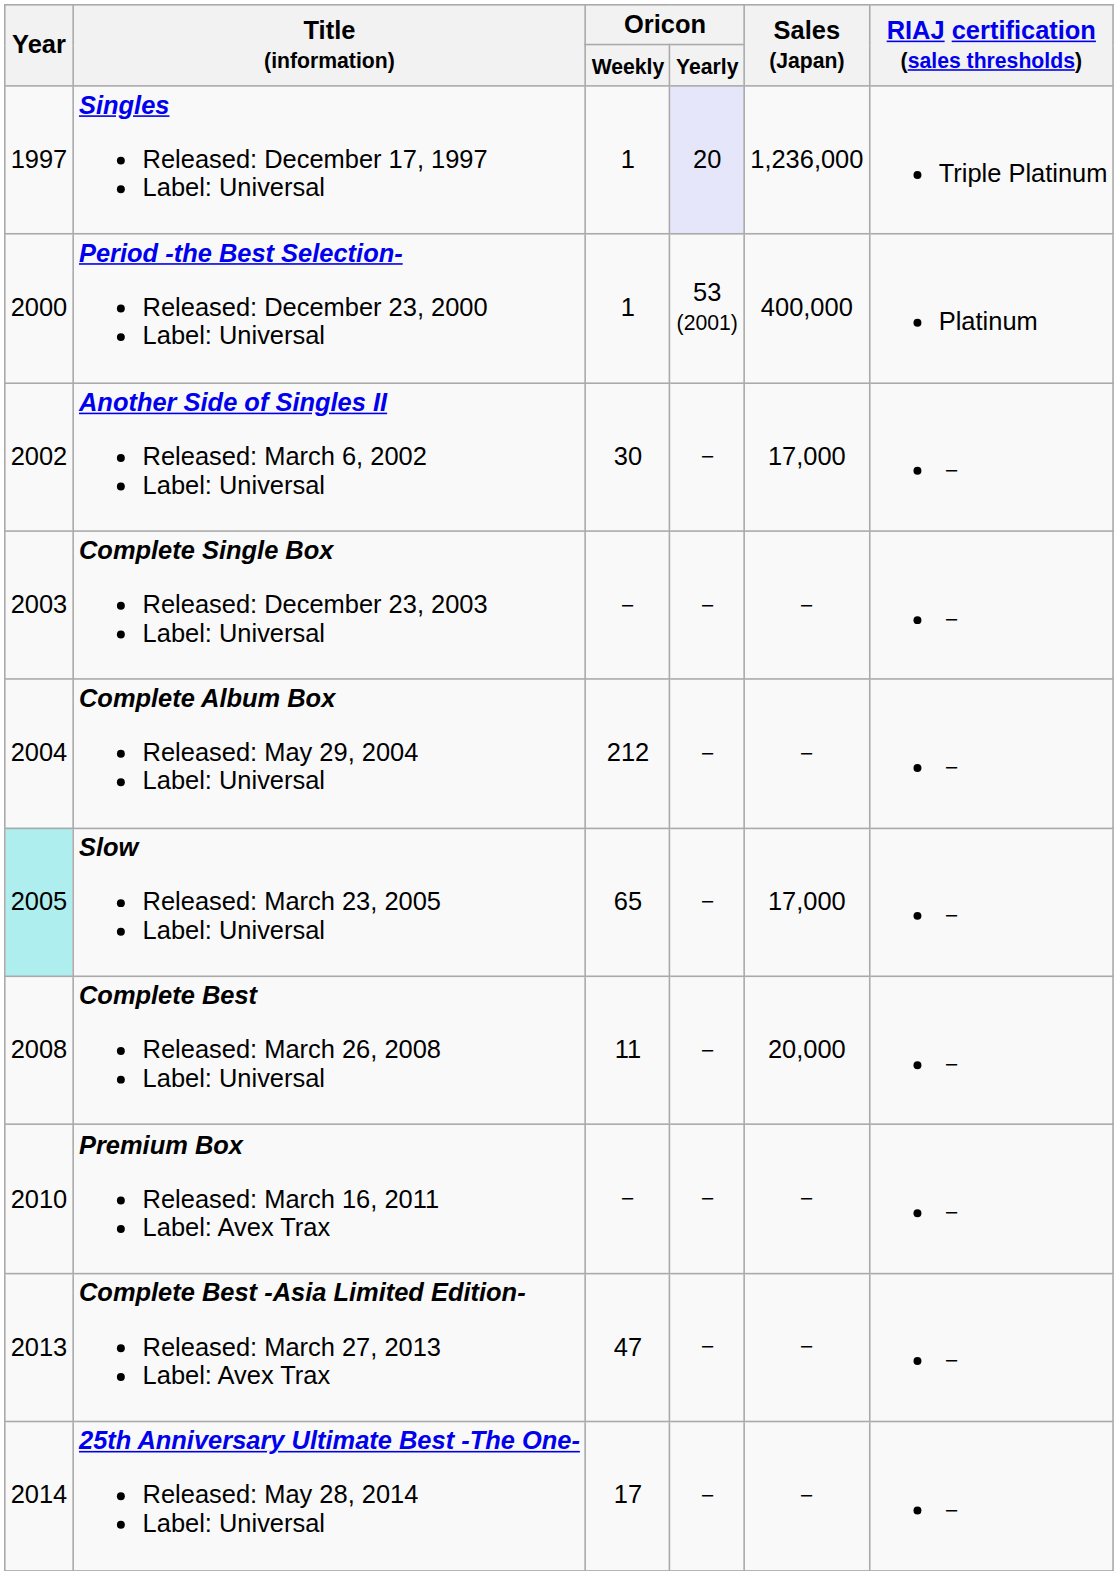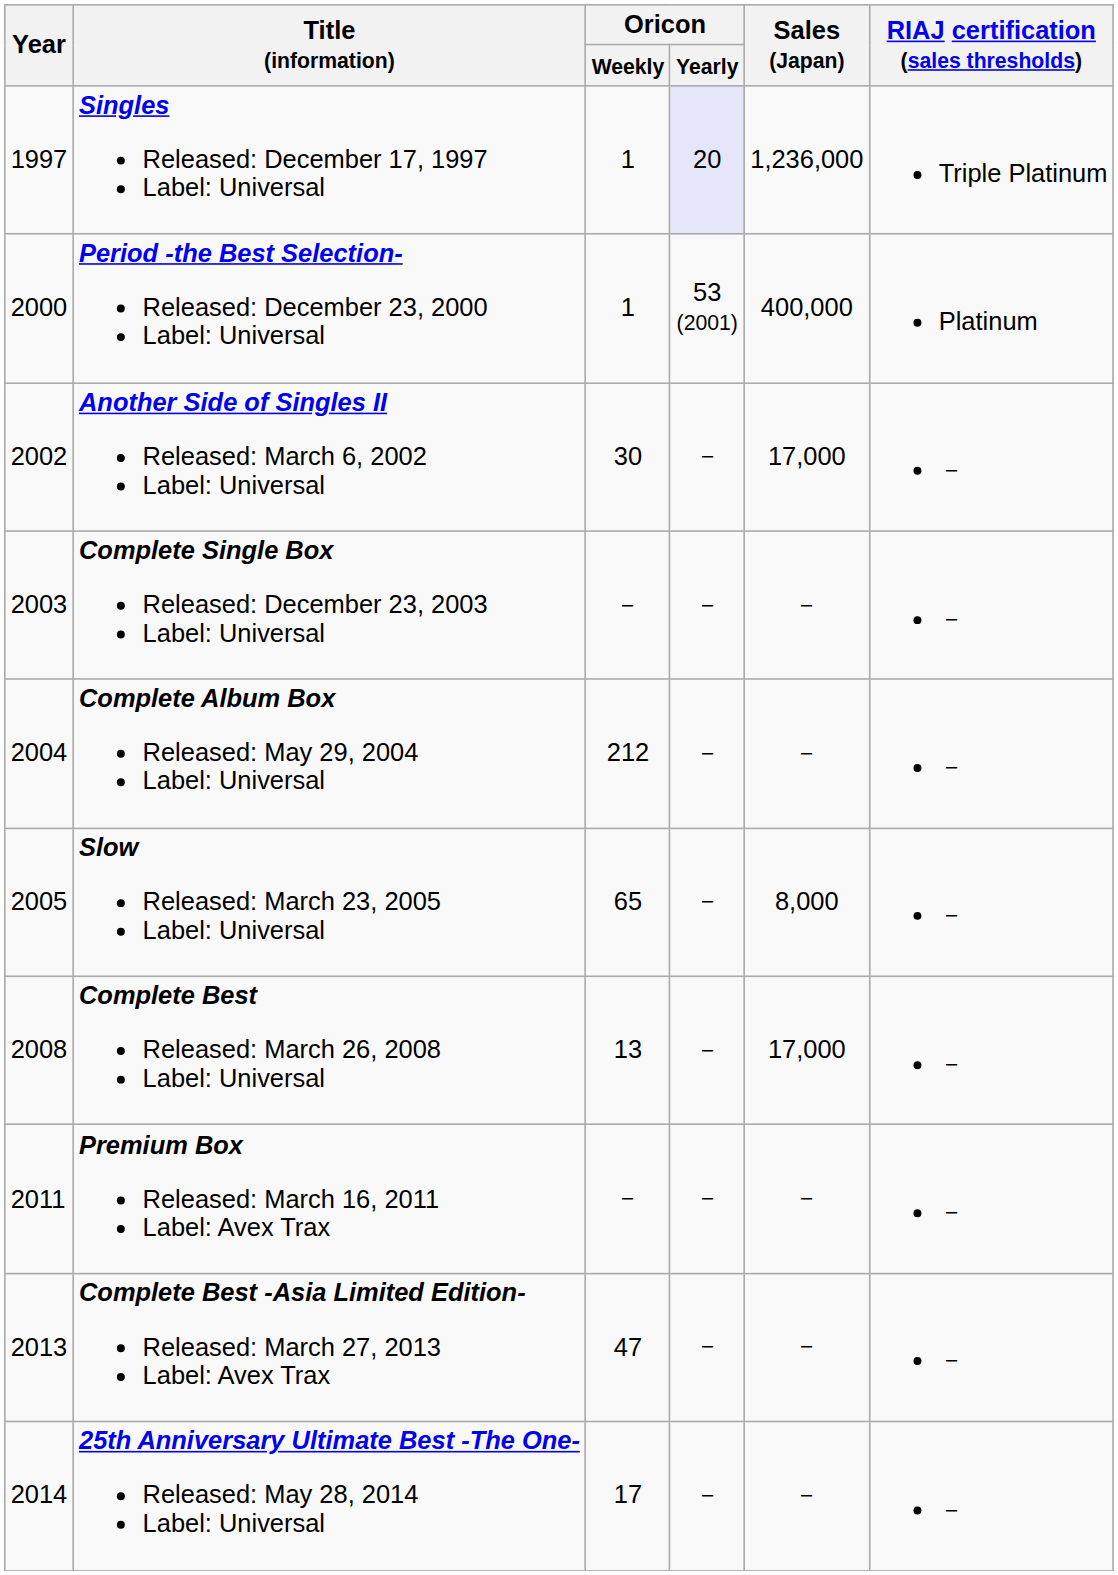(39, 901) paleturquoise background -> (39, 901) no background
(807, 901) 17,000 -> (807, 901) 8,000
(628, 1050) 11 -> (628, 1050) 13
(807, 1050) 20,000 -> (807, 1050) 17,000
(39, 1198) 2010 -> (38, 1198) 2011
